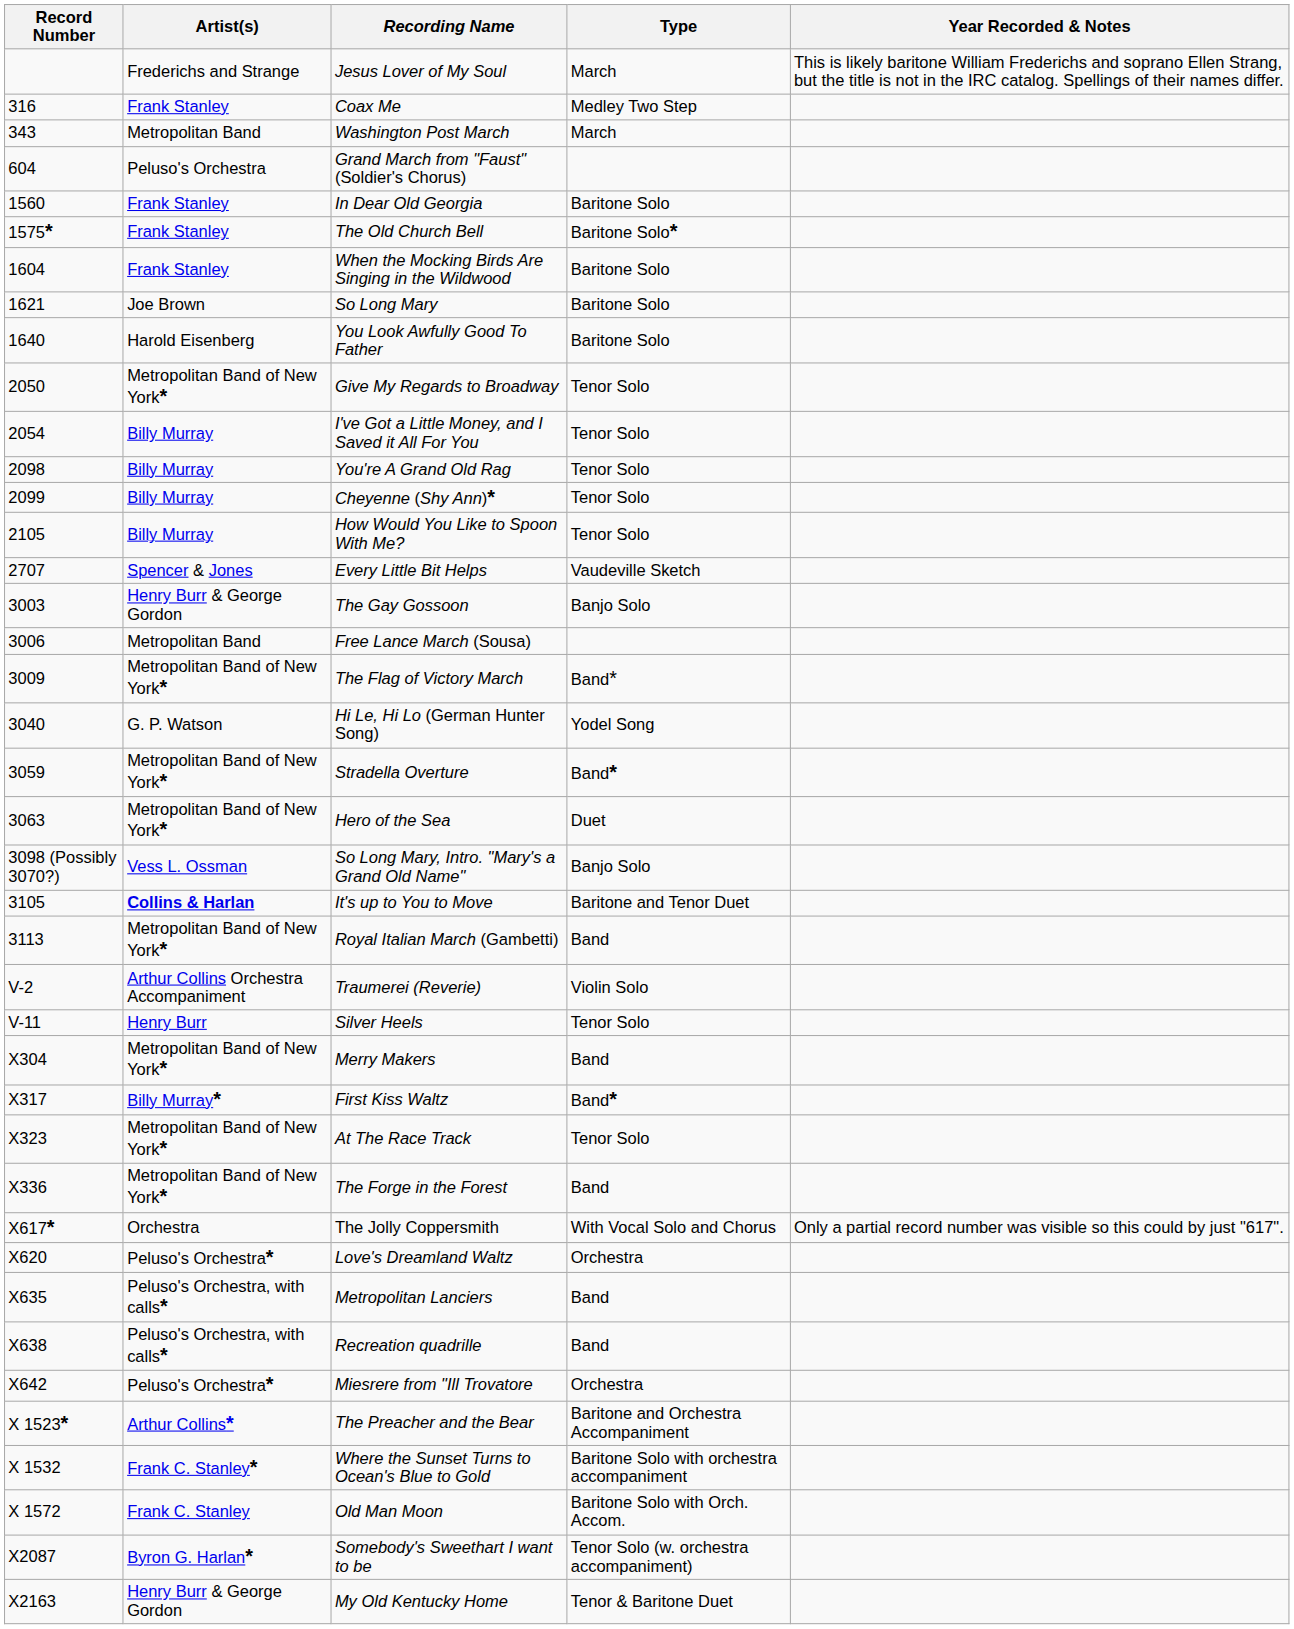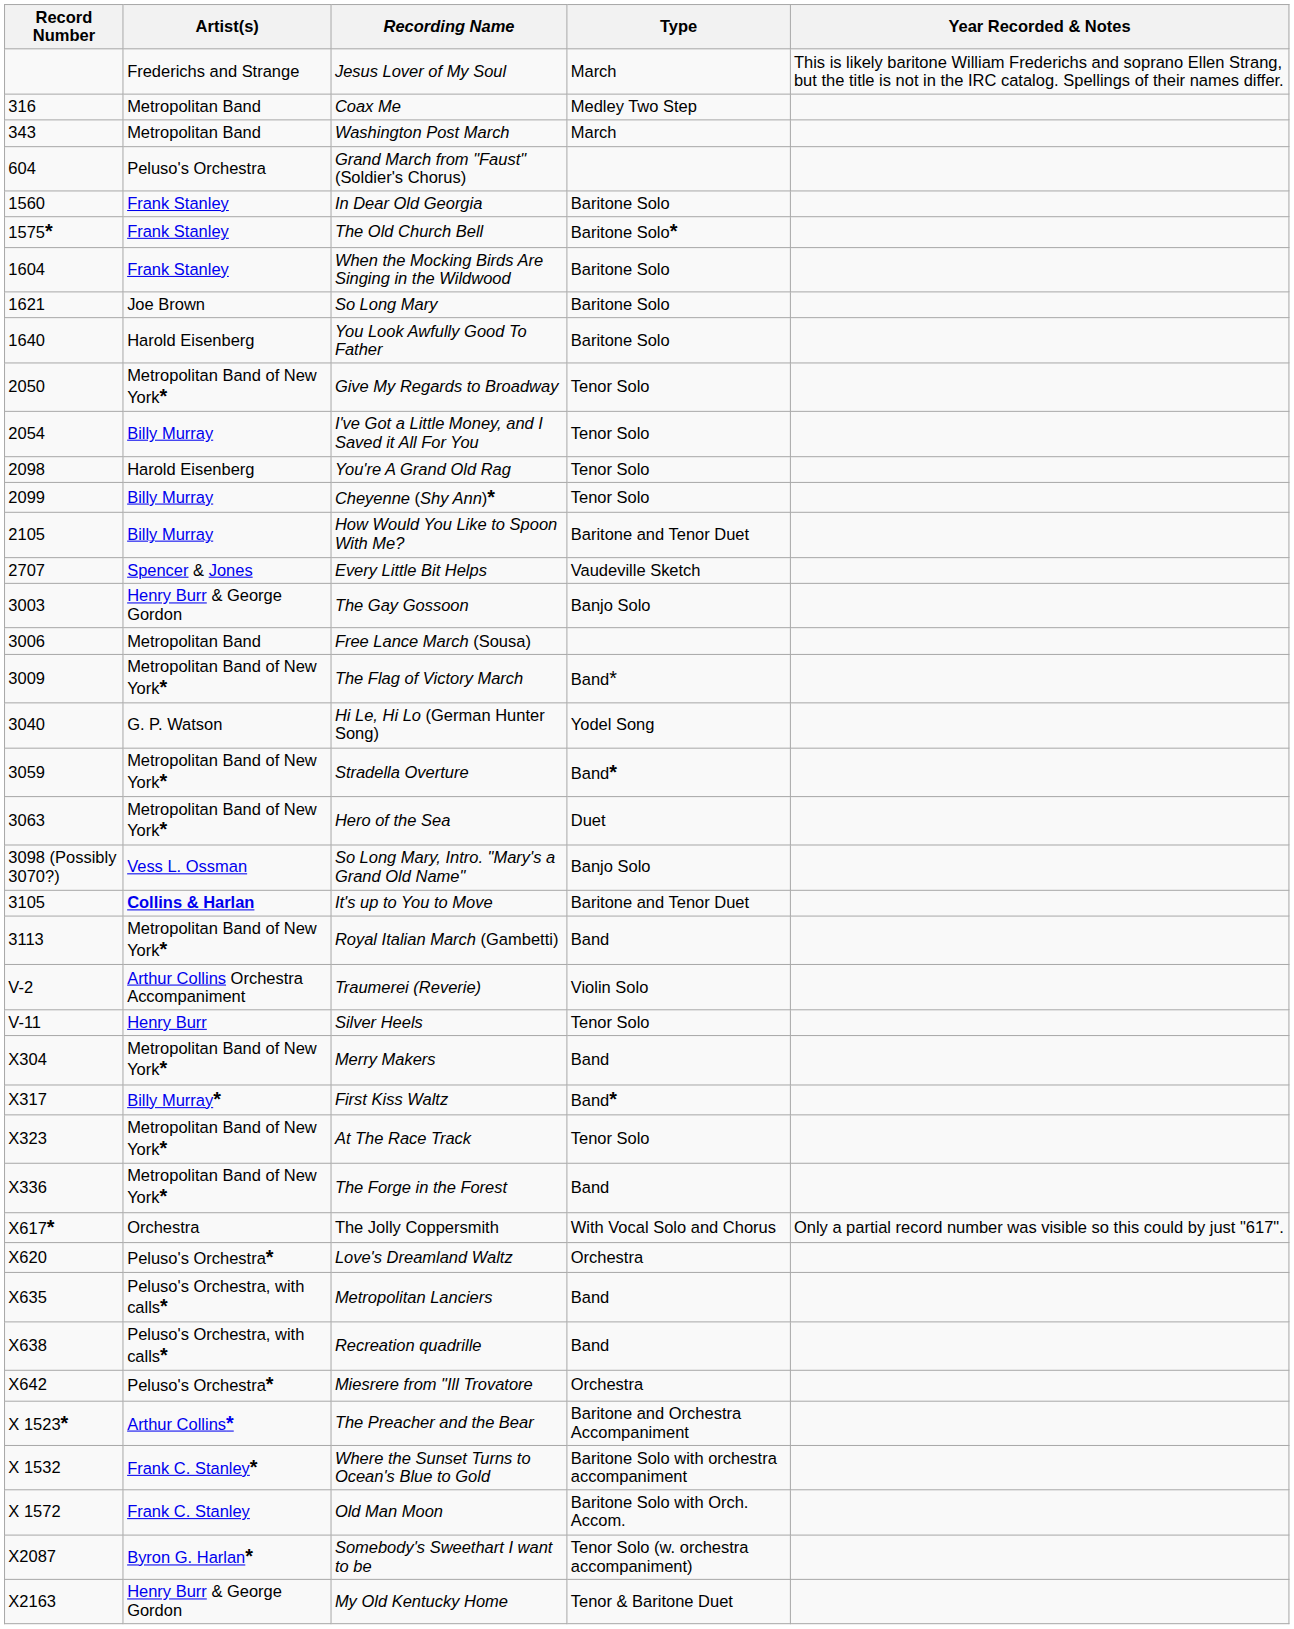(178, 106) Frank Stanley -> (194, 106) Metropolitan Band
(170, 469) Billy Murray -> (191, 469) Harold Eisenberg
(610, 534) Tenor Solo -> (660, 534) Baritone and Tenor Duet
